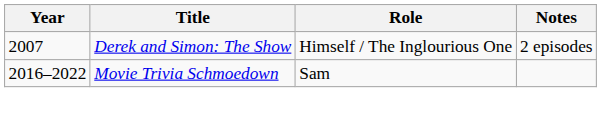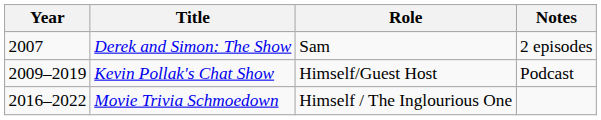(406, 45) Himself / The Inglourious One -> (315, 45) Sam
+ row: (184, 73)
(315, 73) Sam -> (406, 100) Himself / The Inglourious One
